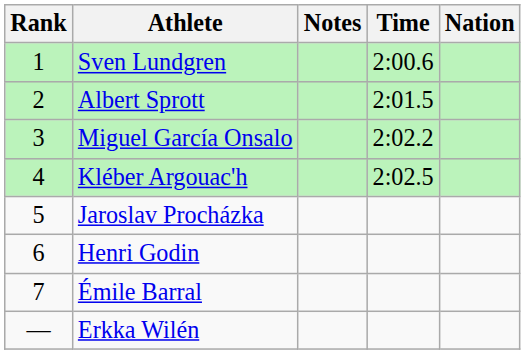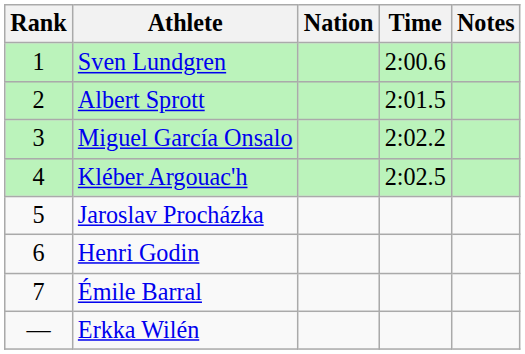columns swapped: (480, 23) <-> (333, 23)
